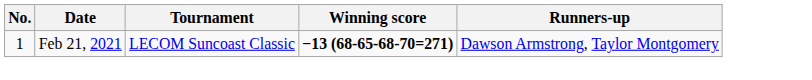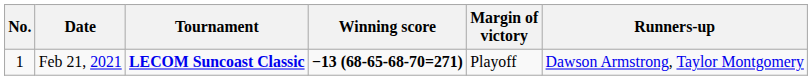+ column: (504, 27)
(212, 43) normal -> (217, 62) bold
